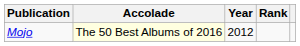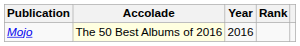(241, 32) 2012 -> (241, 32) 2016
